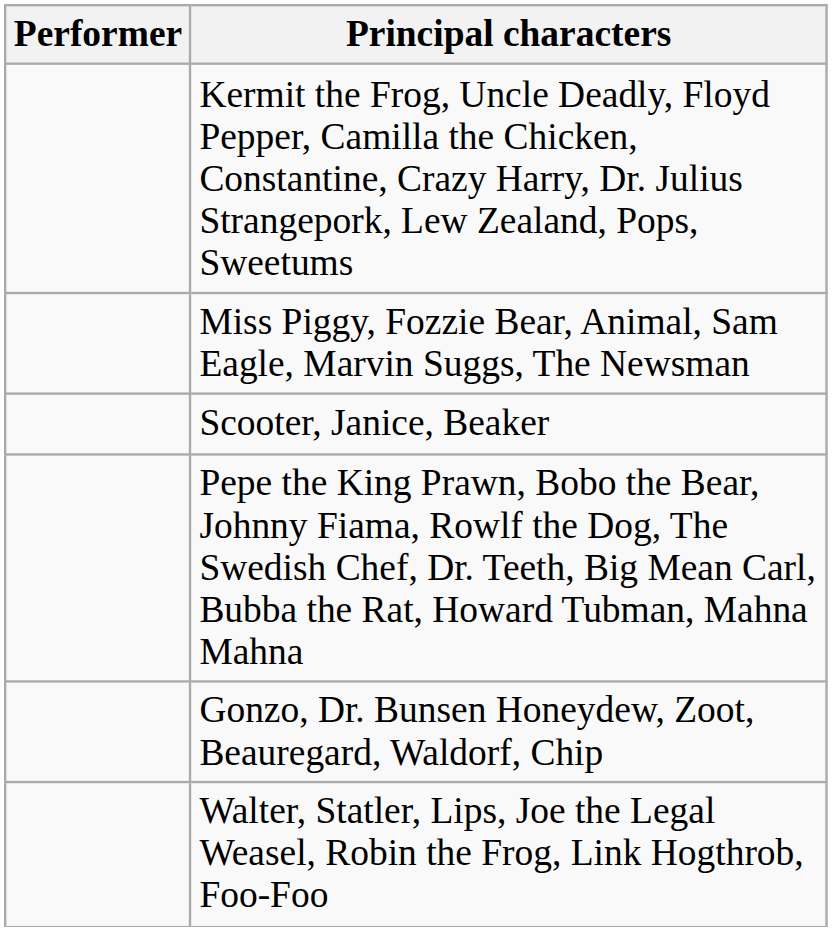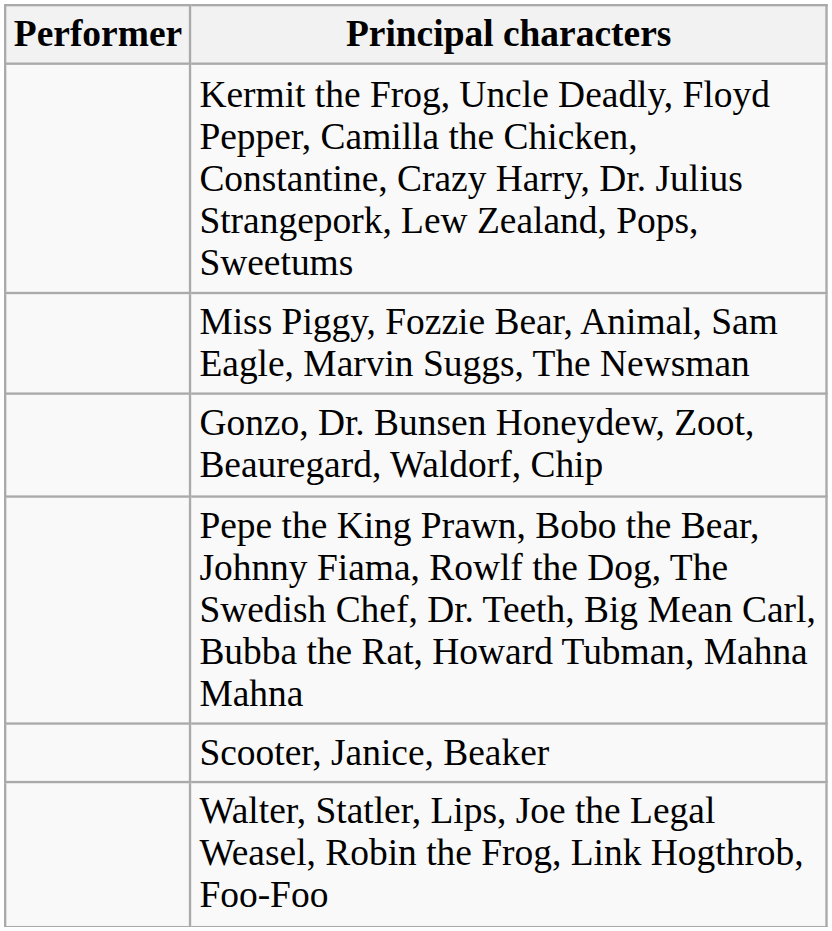rows swapped: (477, 731) <-> (374, 422)
